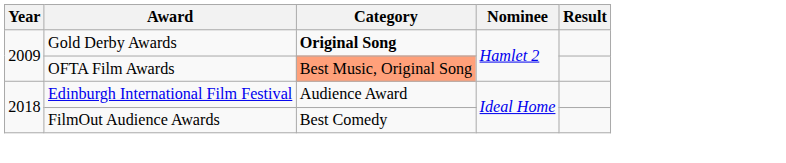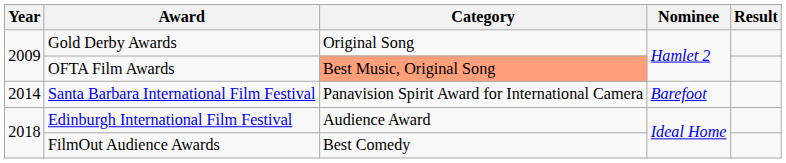(348, 42) bold -> (368, 42) normal
+ row: (182, 94)
